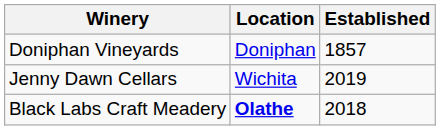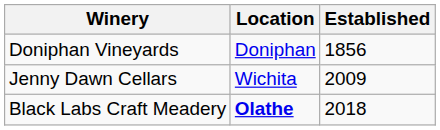(345, 49) 1857 -> (345, 49) 1856
(345, 79) 2019 -> (345, 79) 2009
